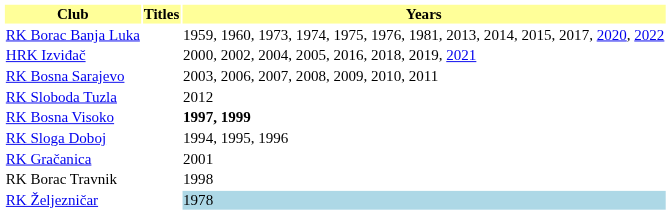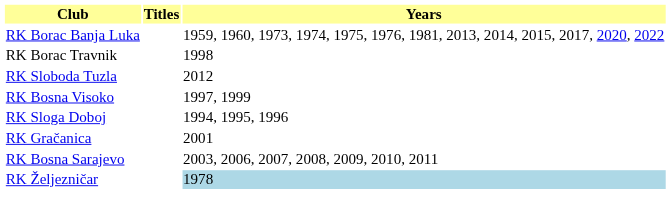- row: (46, 55)
rows swapped: (65, 76) <-> (61, 179)
(217, 117) bold -> (217, 96) normal
